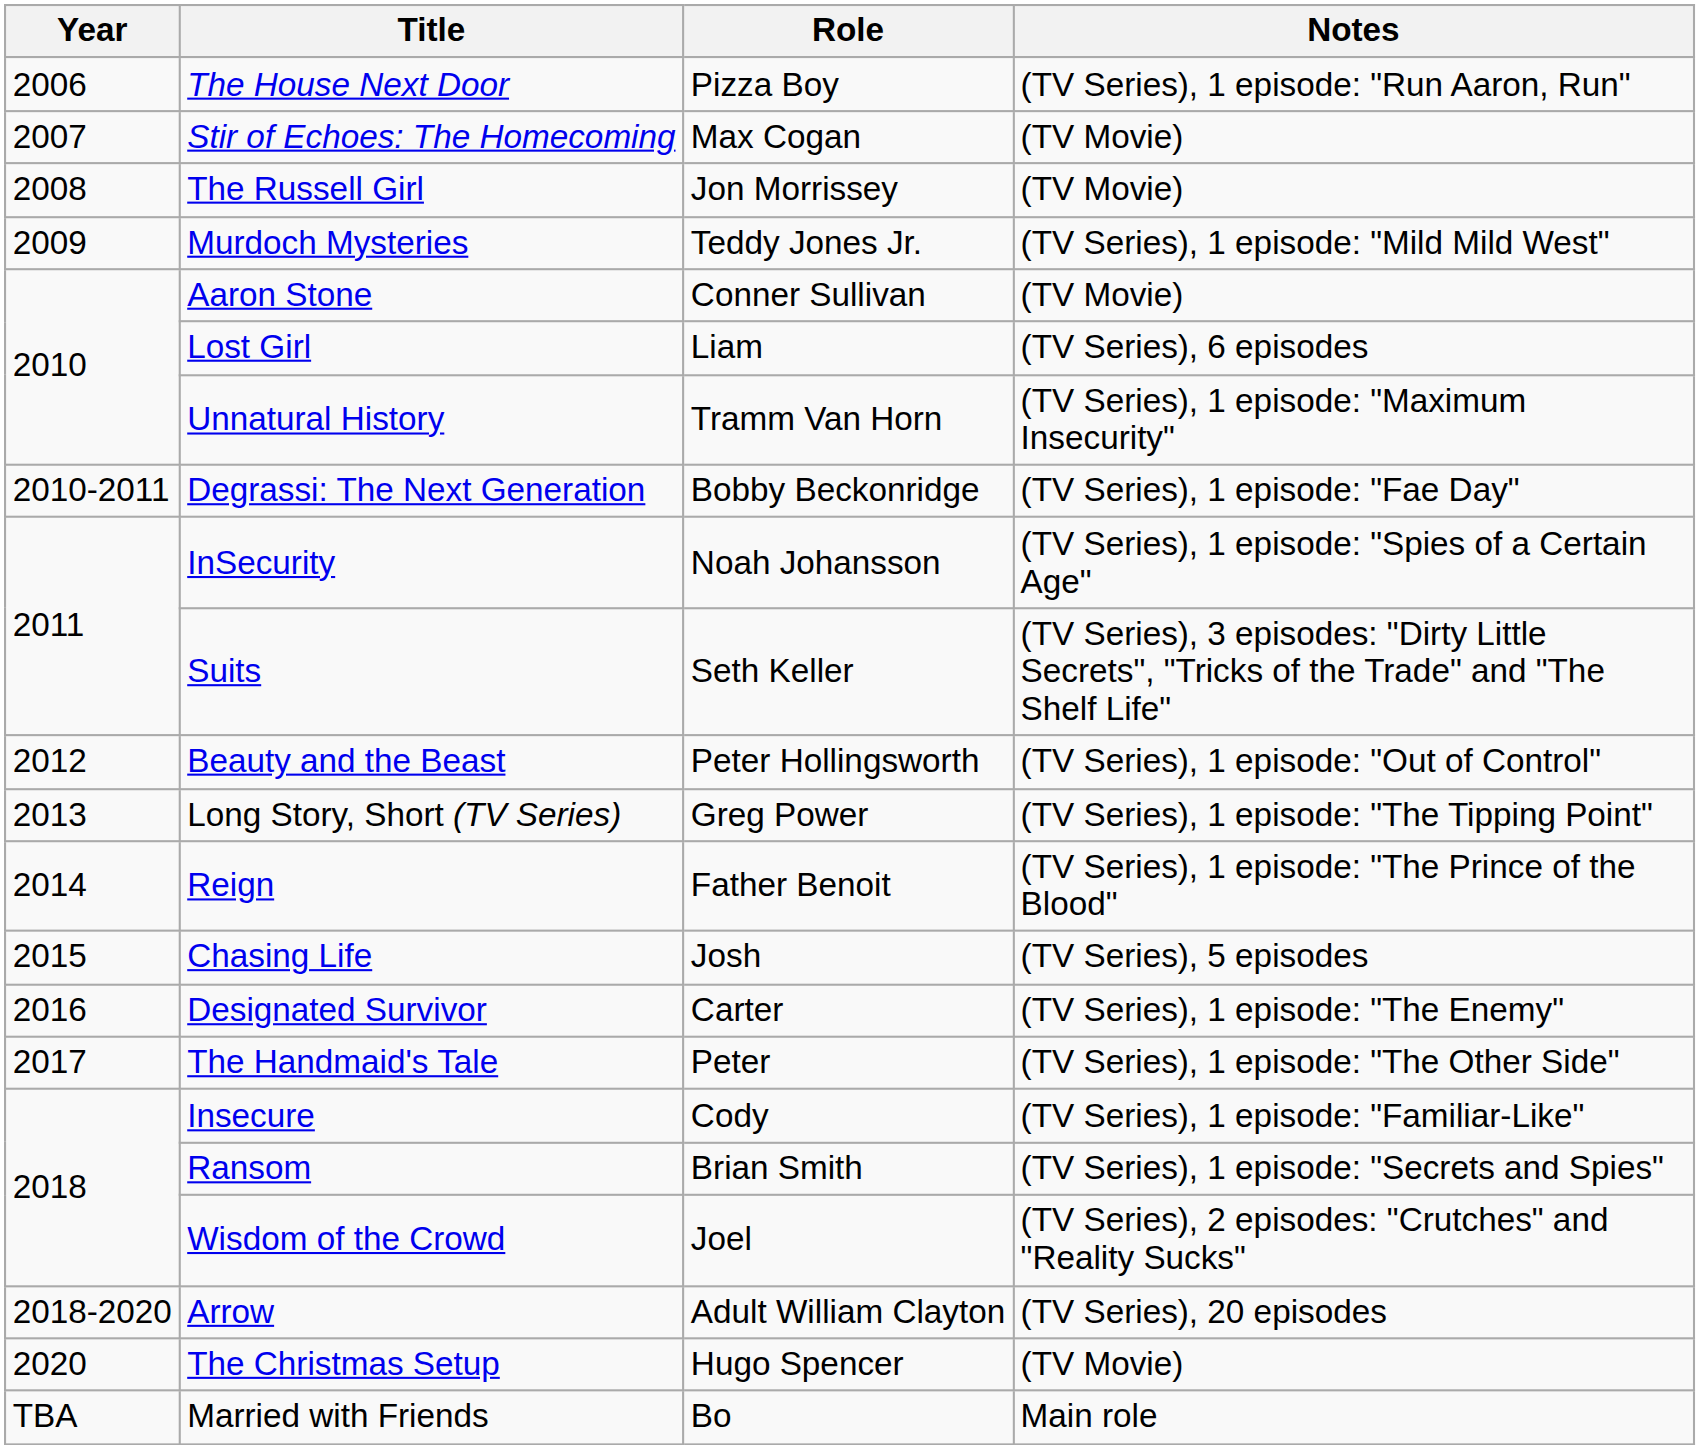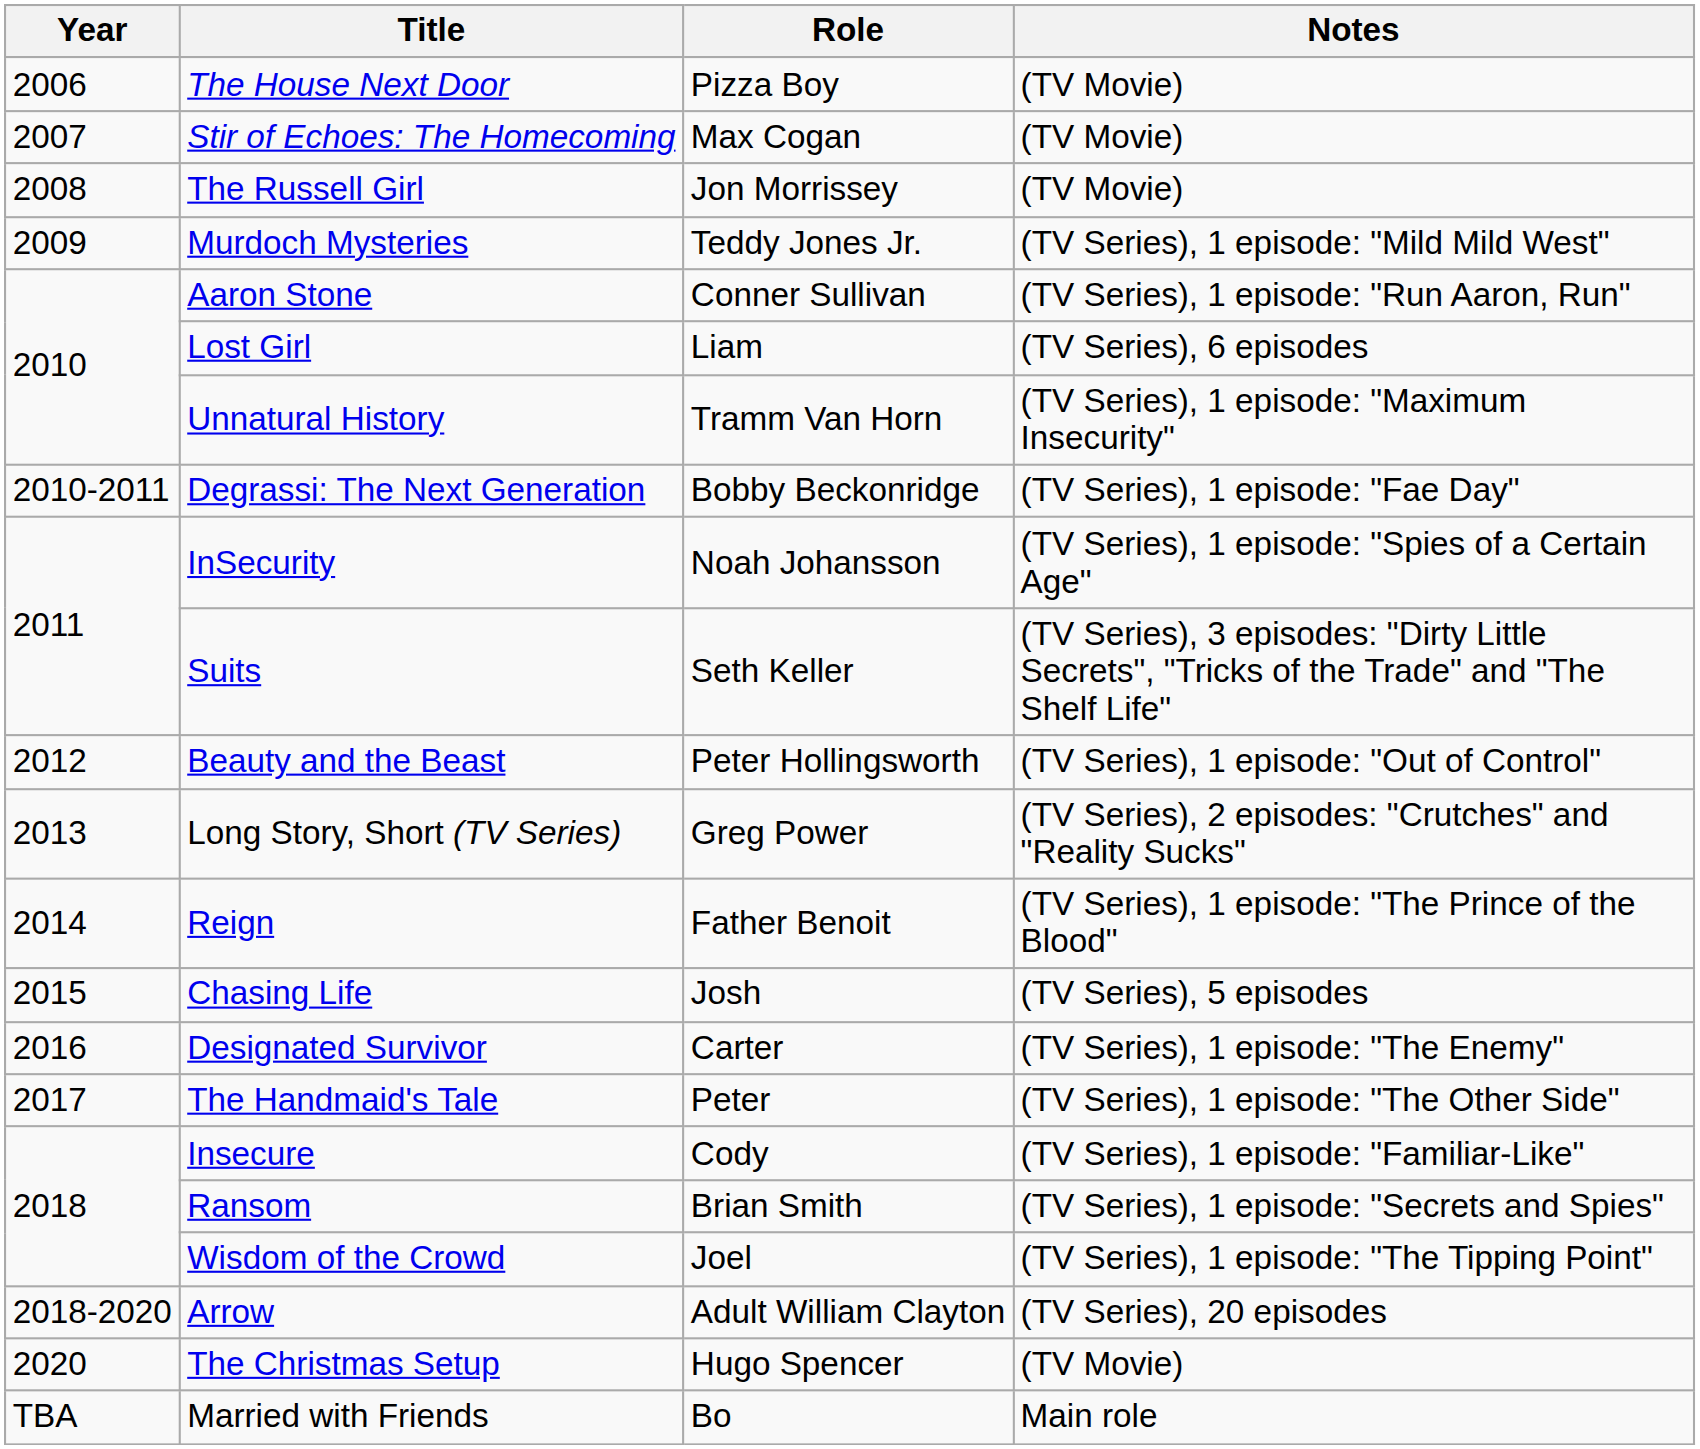(1326, 83) (TV Series), 1 episode: "Run Aaron, Run" -> (1102, 83) (TV Movie)
(1102, 294) (TV Movie) -> (1326, 294) (TV Series), 1 episode: "Run Aaron, Run"
(1337, 814) (TV Series), 1 episode: "The Tipping Point" -> (1314, 832) (TV Series), 2 episodes: "Crutches" and "Reality Sucks"
(1314, 1239) (TV Series), 2 episodes: "Crutches" and "Reality Sucks" -> (1337, 1258) (TV Series), 1 episode: "The Tipping Point"
